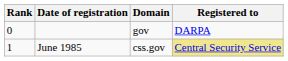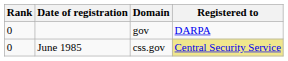(10, 47) 1 -> (10, 47) 0
